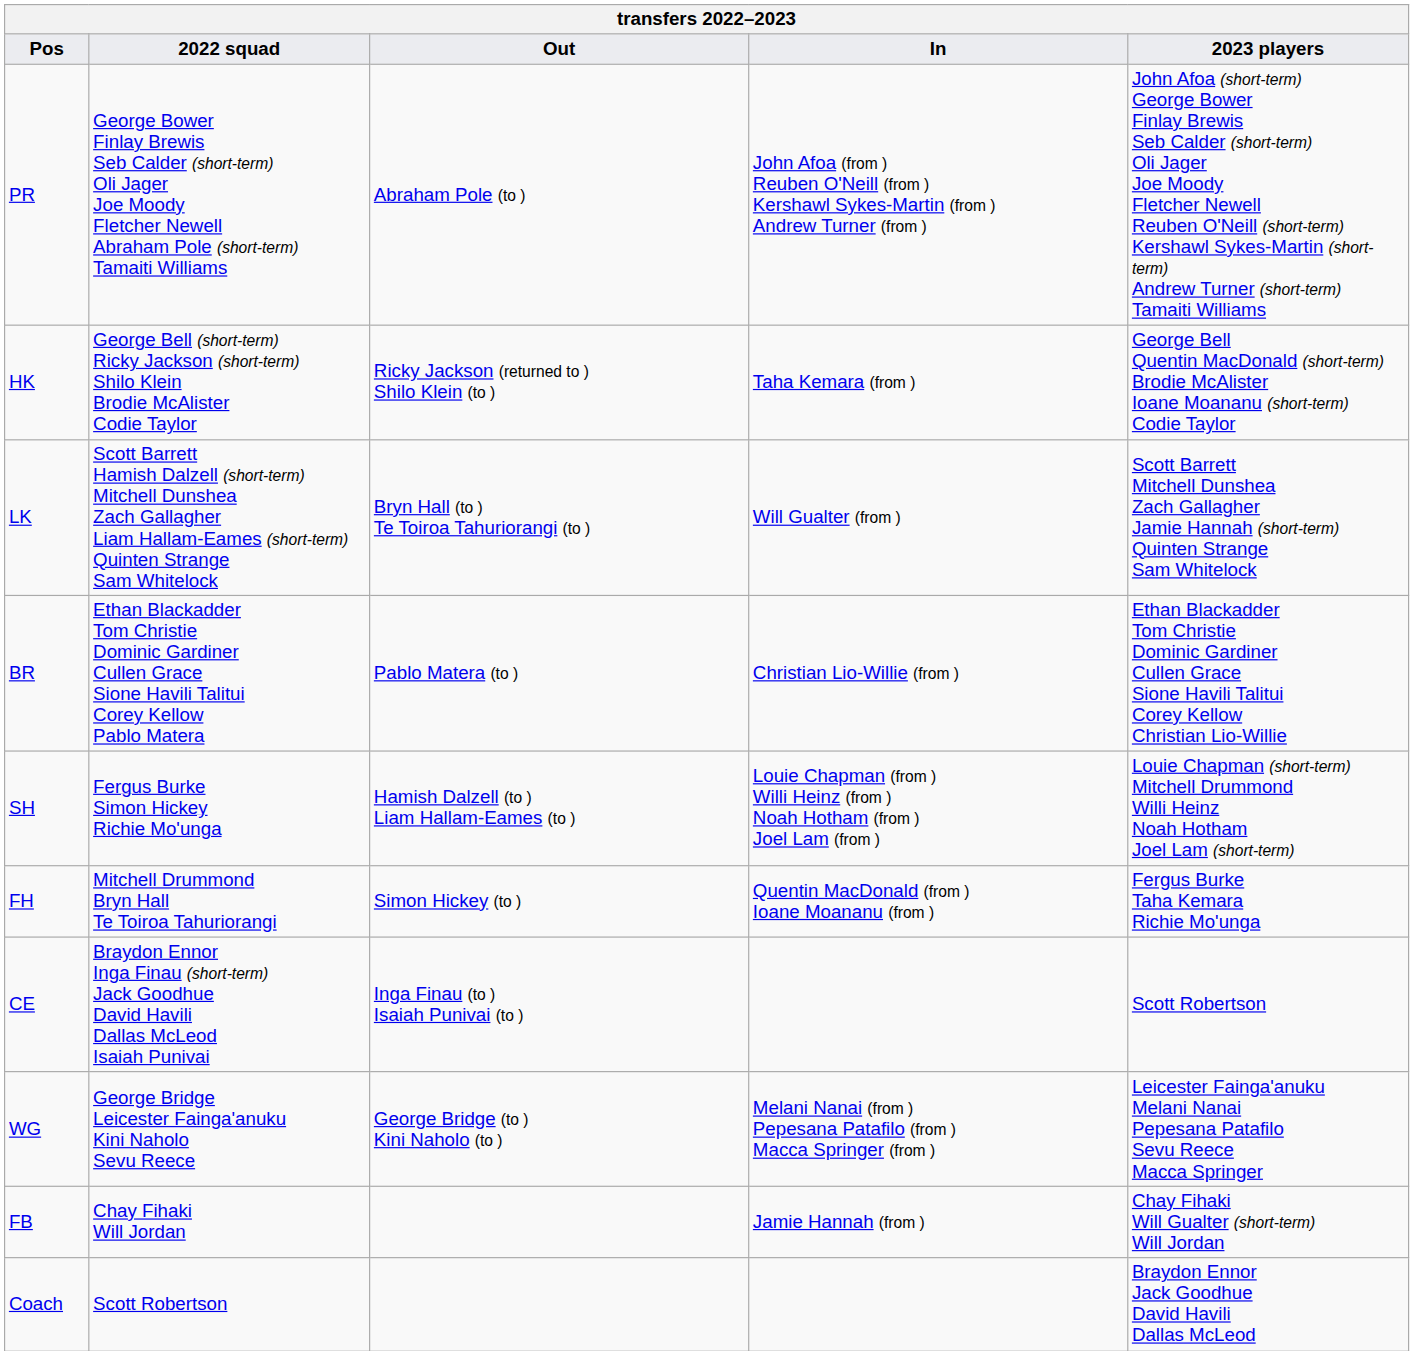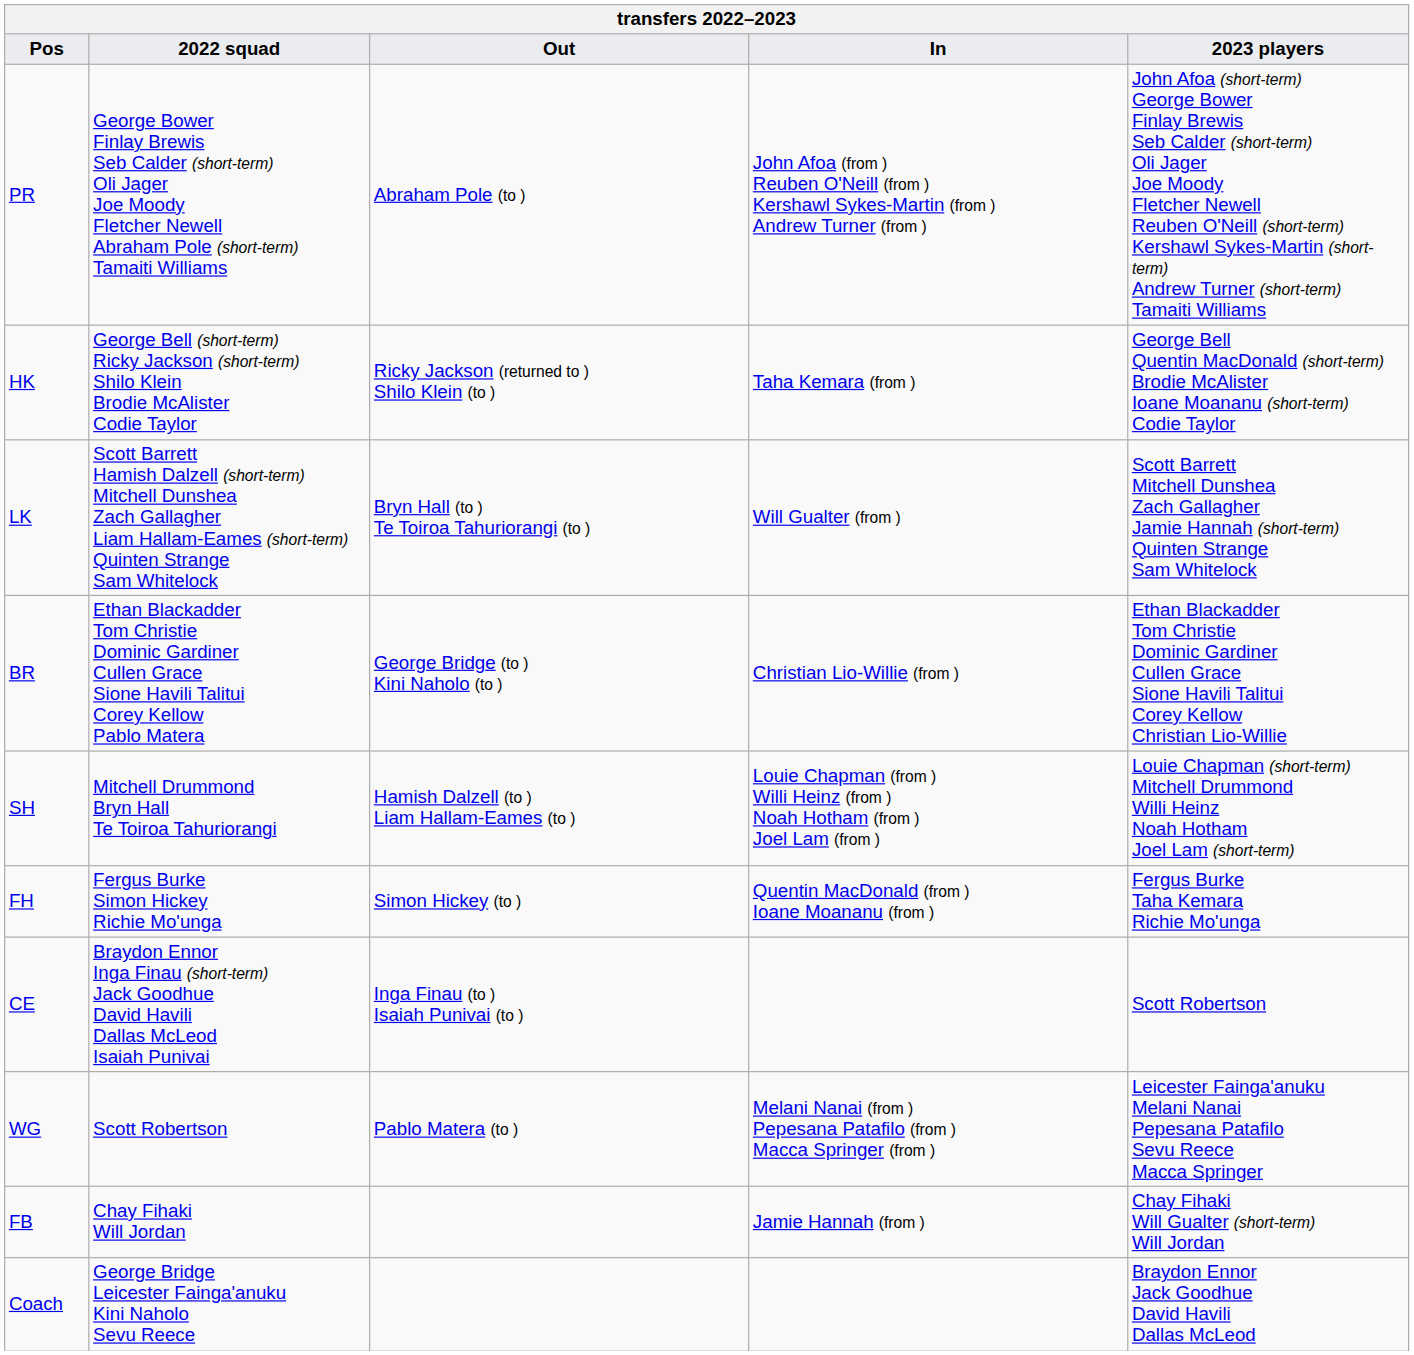(446, 673) Pablo Matera (to ) -> (451, 673) George Bridge (to ) Kini Naholo (to )
(157, 808) Fergus Burke Simon Hickey Richie Mo'unga -> (185, 808) Mitchell Drummond Bryn Hall Te Toiroa Tahuriorangi
(185, 901) Mitchell Drummond Bryn Hall Te Toiroa Tahuriorangi -> (157, 901) Fergus Burke Simon Hickey Richie Mo'unga
(190, 1128) George Bridge Leicester Fainga'anuku Kini Naholo Sevu Reece -> (160, 1128) Scott Robertson
(451, 1128) George Bridge (to ) Kini Naholo (to ) -> (446, 1128) Pablo Matera (to )
(160, 1304) Scott Robertson -> (190, 1304) George Bridge Leicester Fainga'anuku Kini Naholo Sevu Reece
